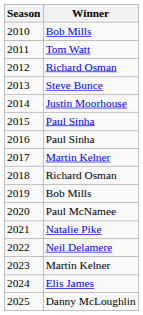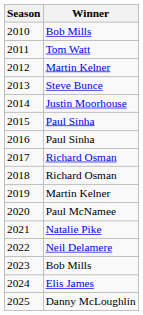(81, 67) Richard Osman -> (78, 67) Martin Kelner
(78, 157) Martin Kelner -> (81, 157) Richard Osman
(69, 193) Bob Mills -> (78, 193) Martin Kelner
(78, 265) Martin Kelner -> (69, 265) Bob Mills
